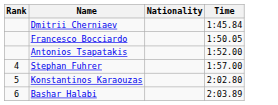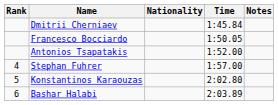+ column: (259, 11)
